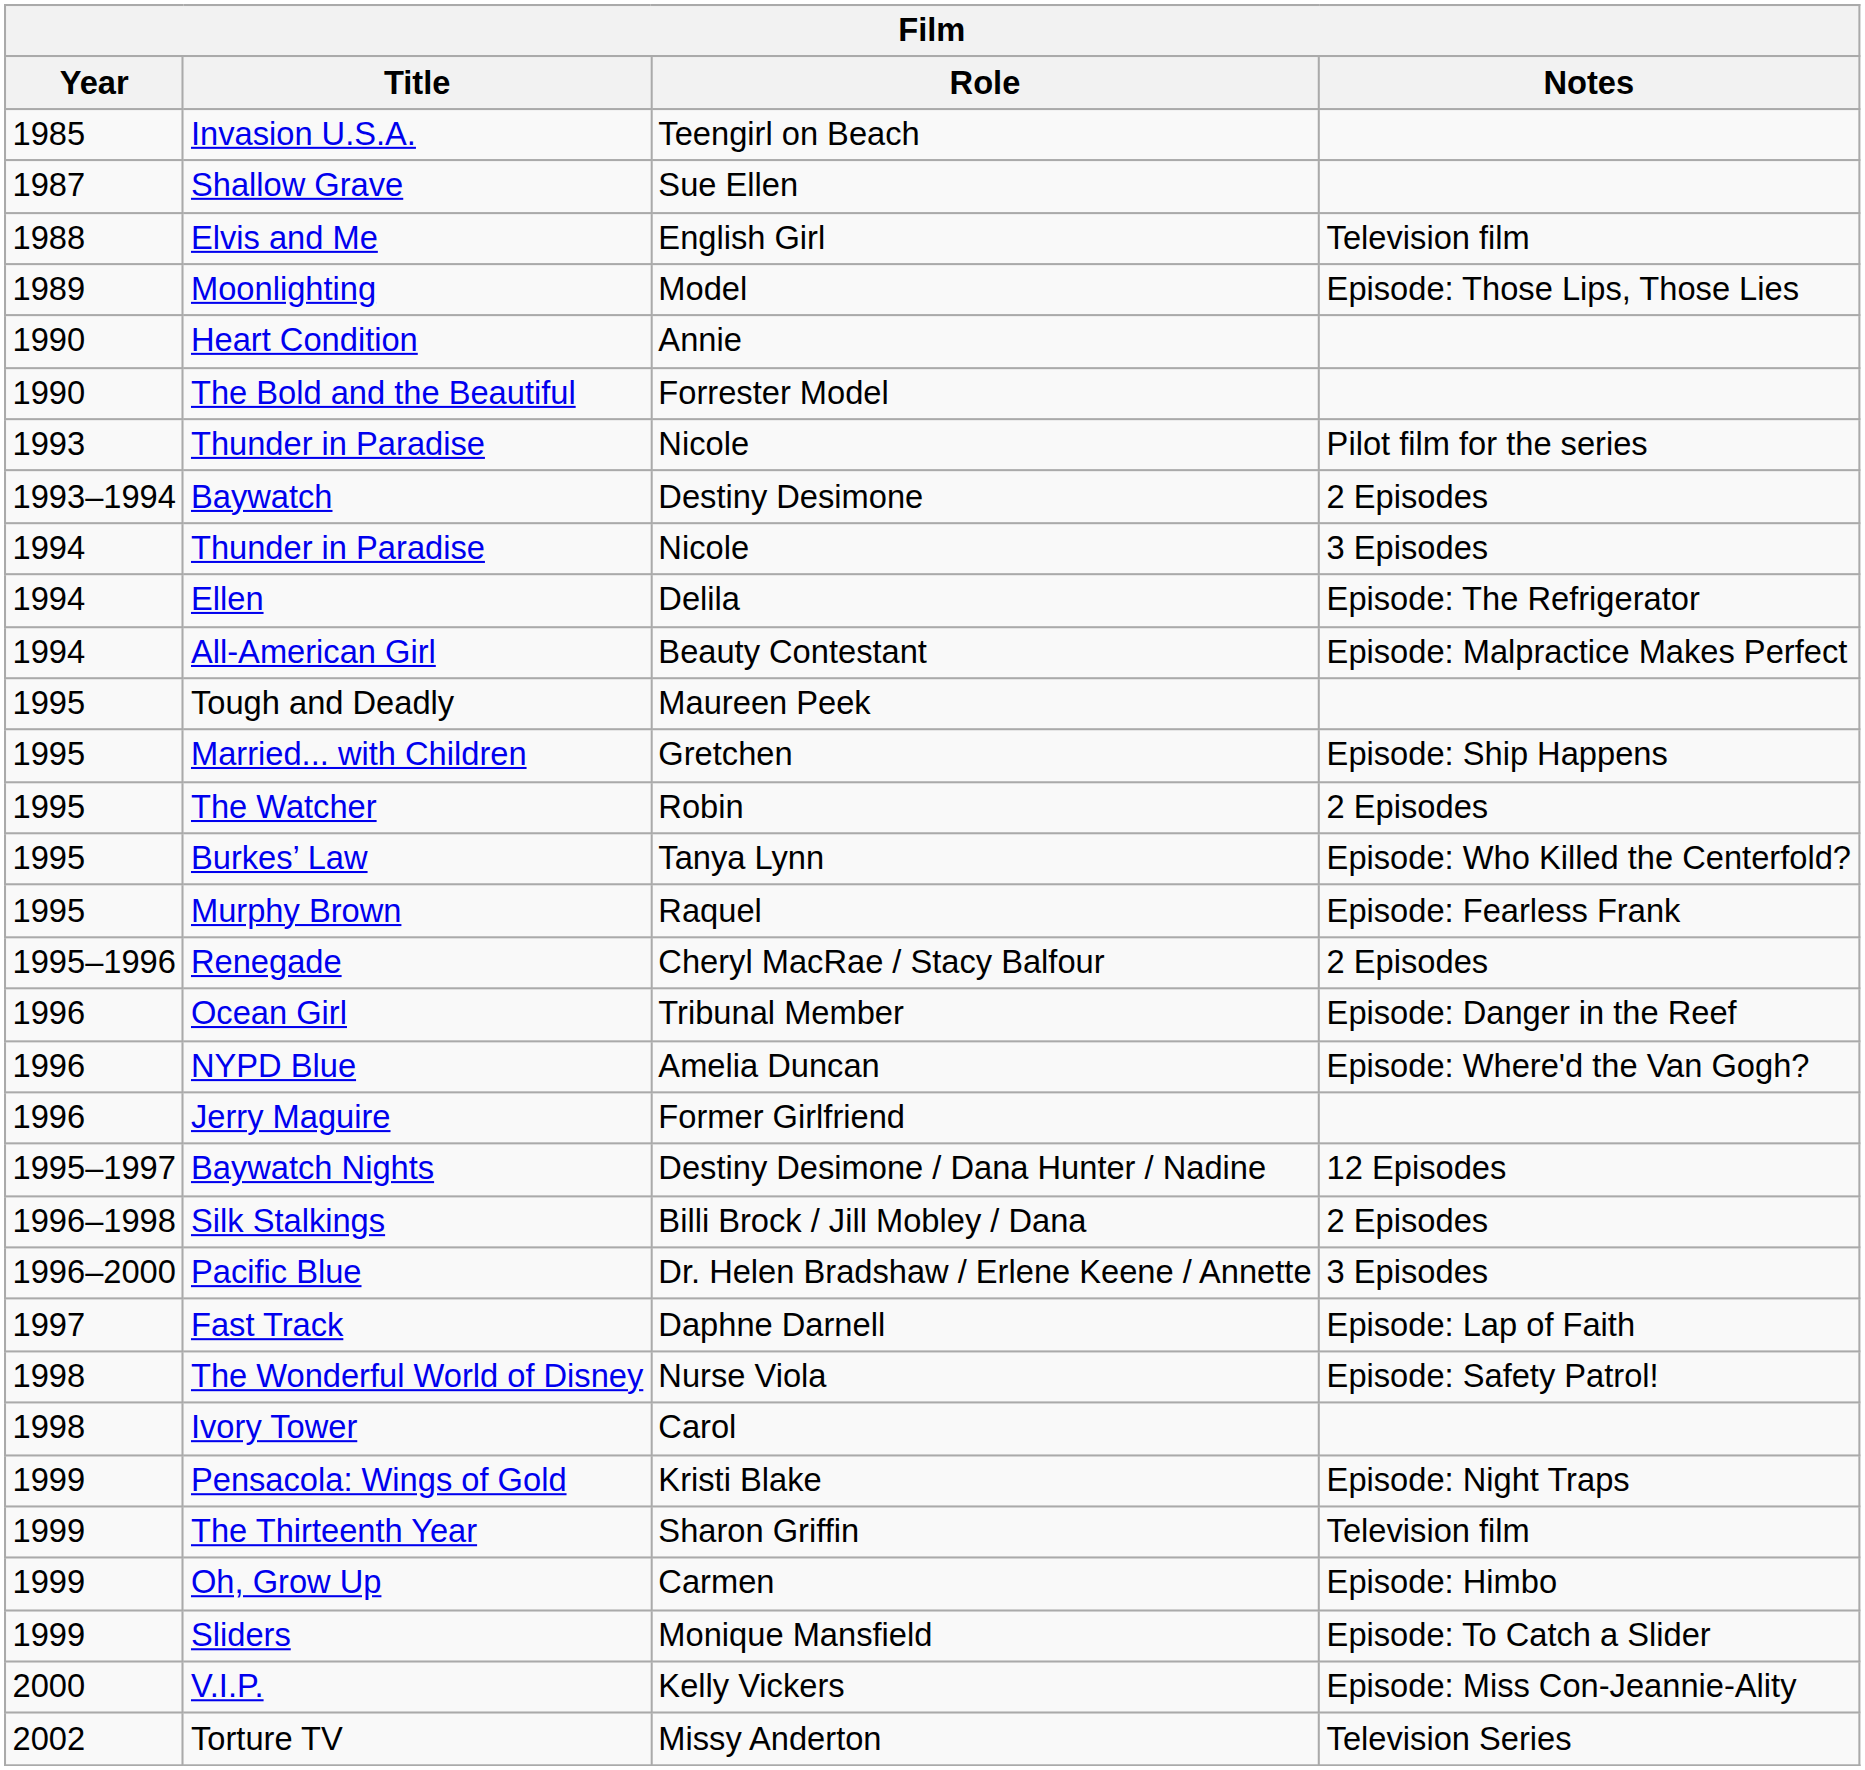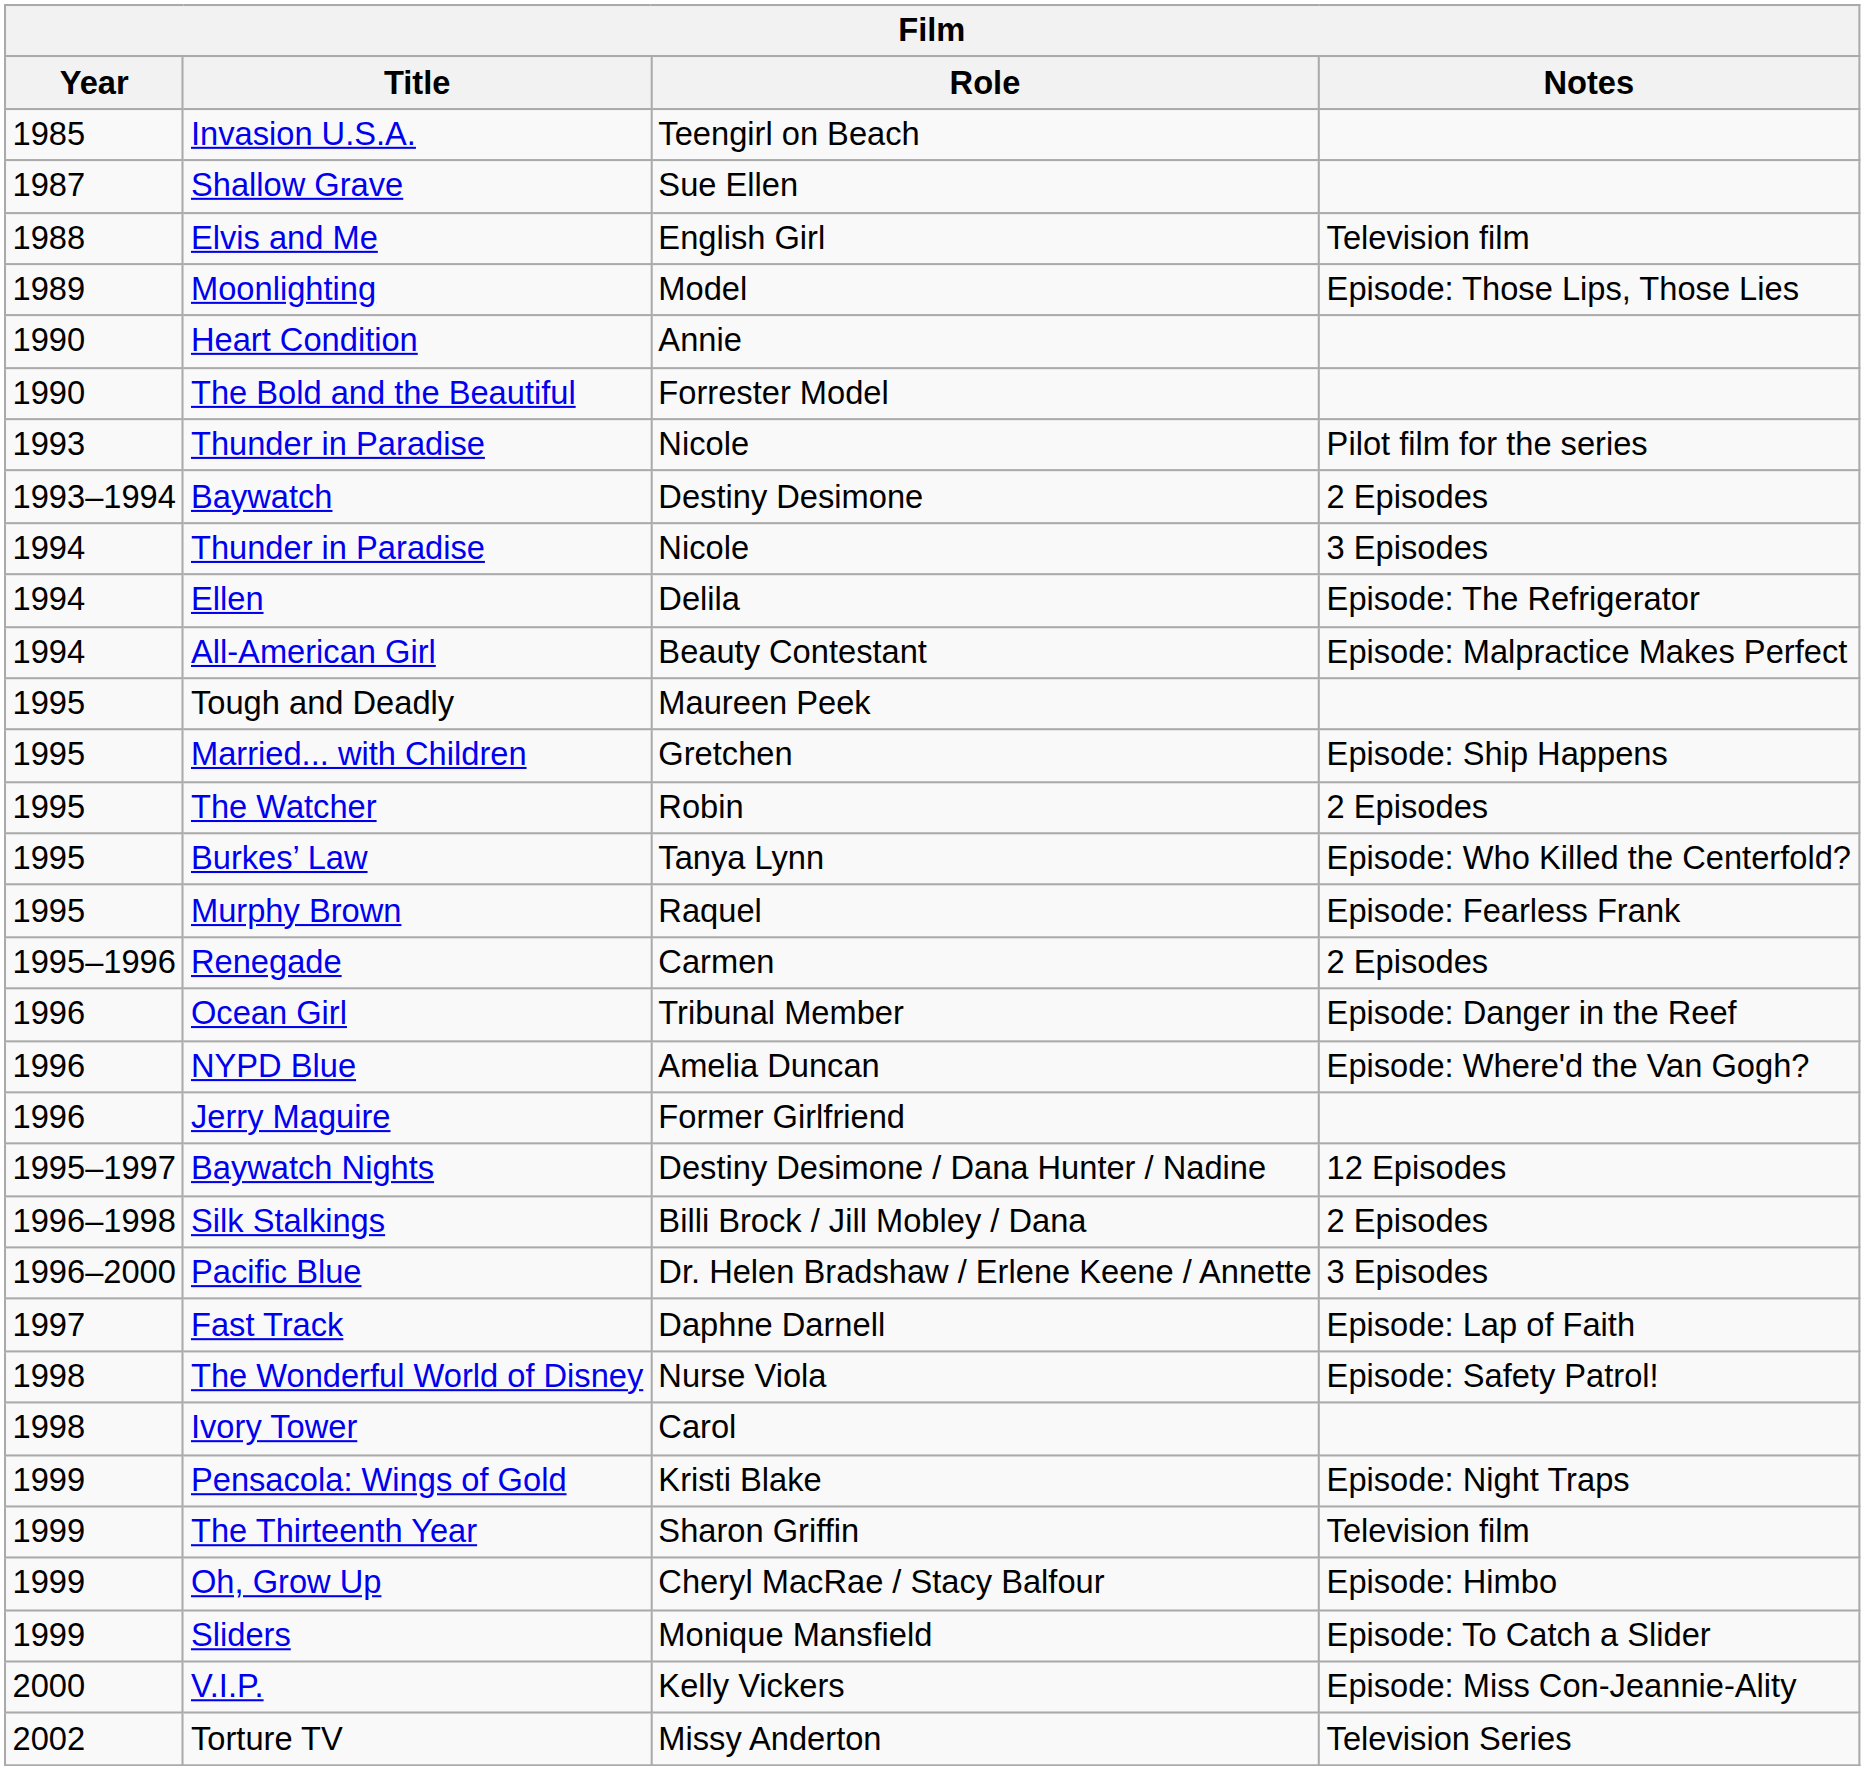(881, 962) Cheryl MacRae / Stacy Balfour -> (716, 962) Carmen
(716, 1583) Carmen -> (881, 1583) Cheryl MacRae / Stacy Balfour
